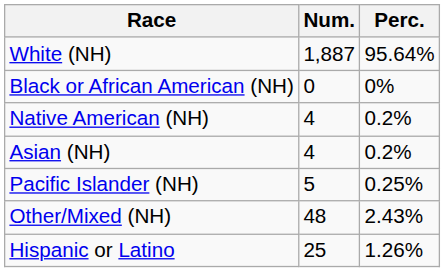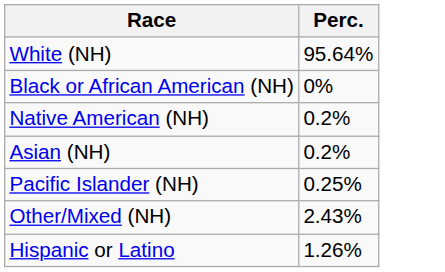- column: (329, 20)
